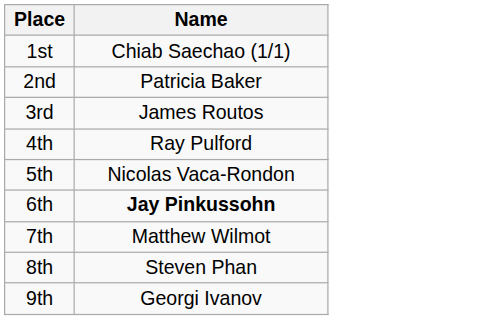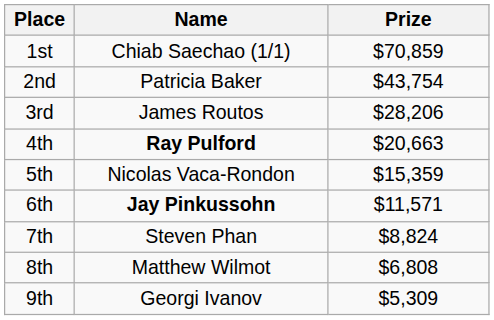+ column: (408, 19)
(201, 143) normal -> (201, 143) bold
(201, 236) Matthew Wilmot -> (201, 236) Steven Phan
(201, 267) Steven Phan -> (201, 267) Matthew Wilmot
